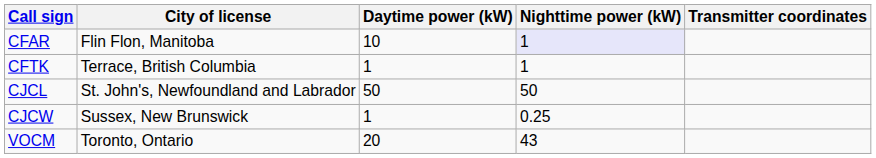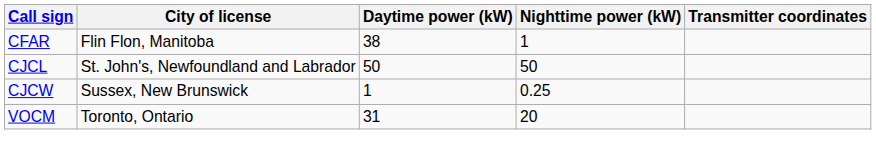(372, 41) 10 -> (372, 41) 38
(524, 41) lavender background -> (524, 41) no background
- row: (29, 66)
(372, 141) 20 -> (372, 116) 31
(529, 141) 43 -> (529, 116) 20
